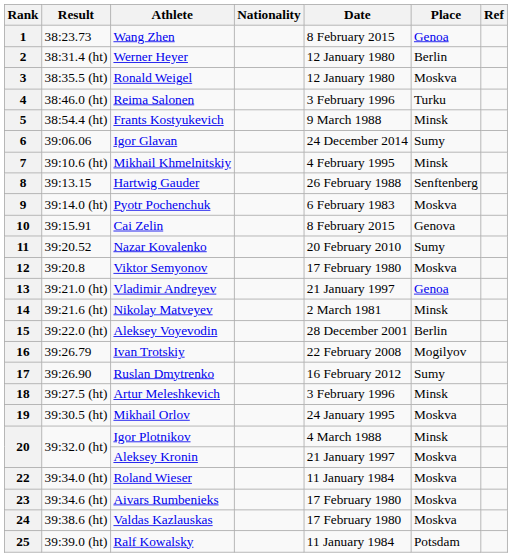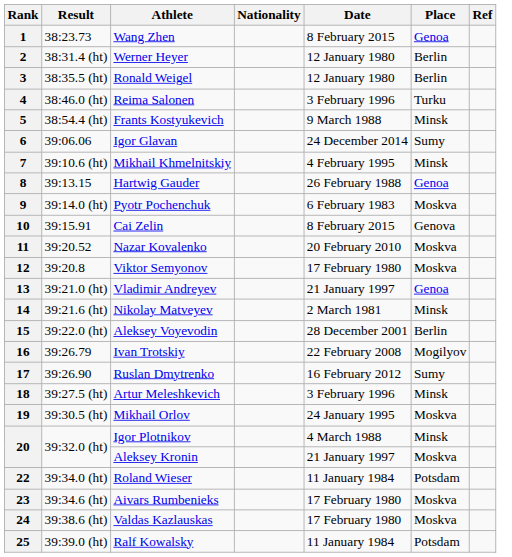(435, 78) Moskva -> (431, 78) Berlin
(446, 183) Senftenberg -> (431, 183) Genoa
(429, 246) Sumy -> (435, 246) Moskva
(435, 478) Moskva -> (437, 478) Potsdam
